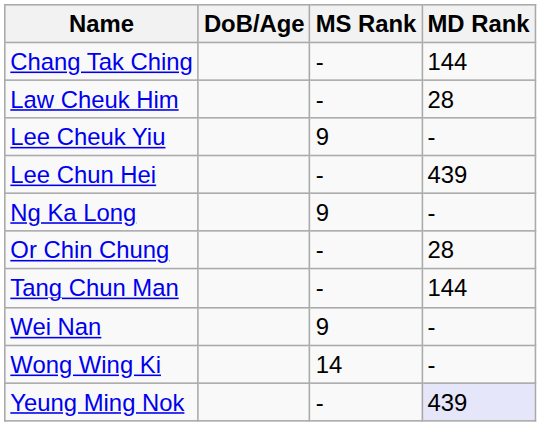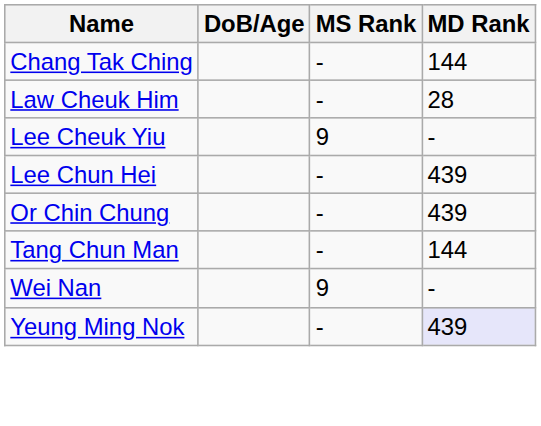- row: (73, 213)
(441, 251) 28 -> (447, 213) 439
- row: (86, 364)
